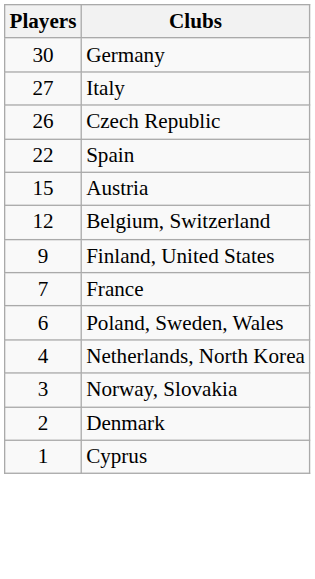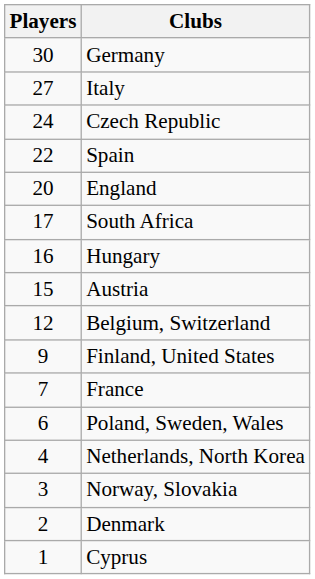(43, 121) 26 -> (43, 121) 24
+ row: (121, 188)
+ row: (140, 222)
+ row: (123, 255)
